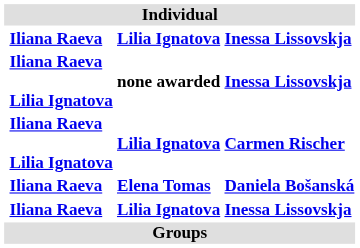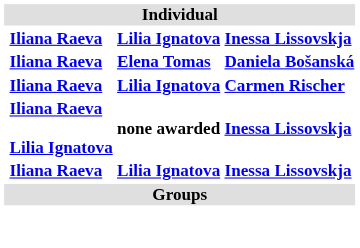rows swapped: (164, 186) <-> (169, 81)
(61, 143) Iliana Raeva Lilia Ignatova -> (56, 85) Iliana Raeva
